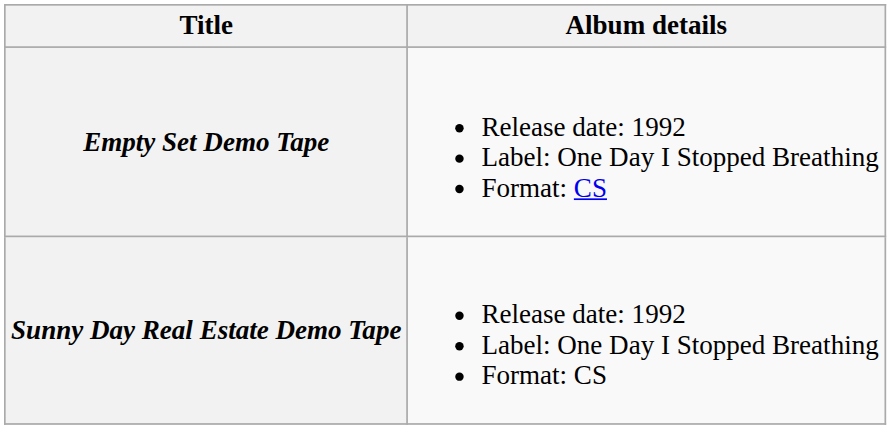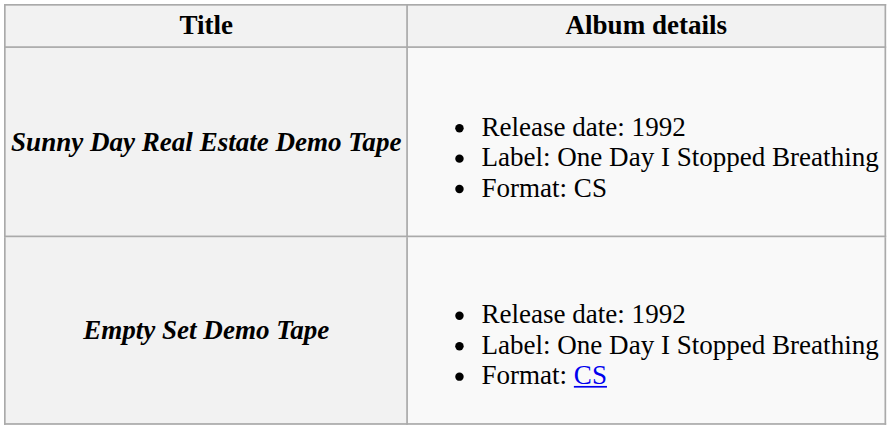rows swapped: (206, 141) <-> (206, 329)
